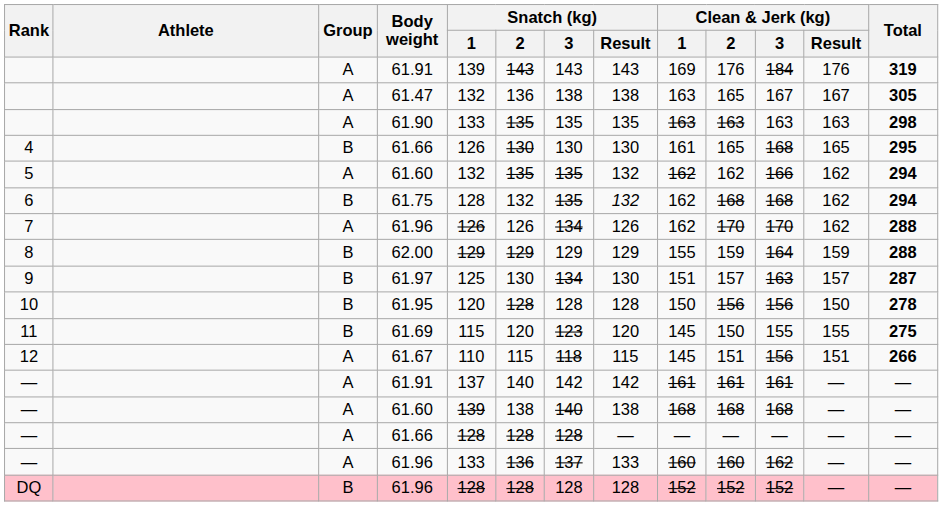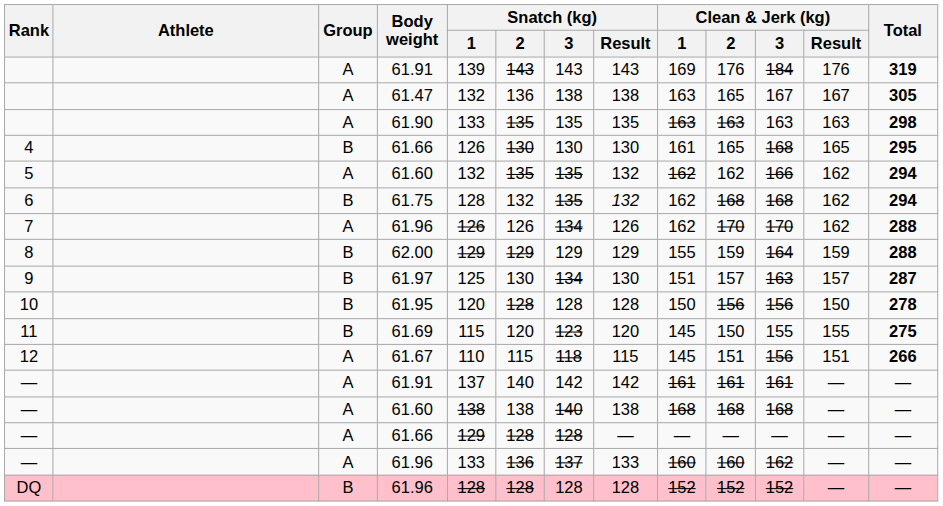(471, 409) 139 -> (471, 409) 138
(471, 435) 128 -> (471, 435) 129
